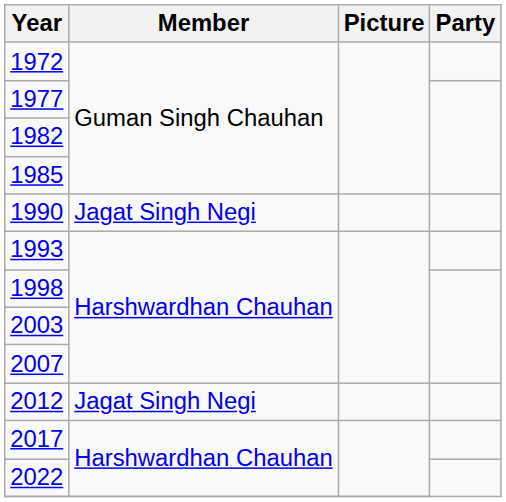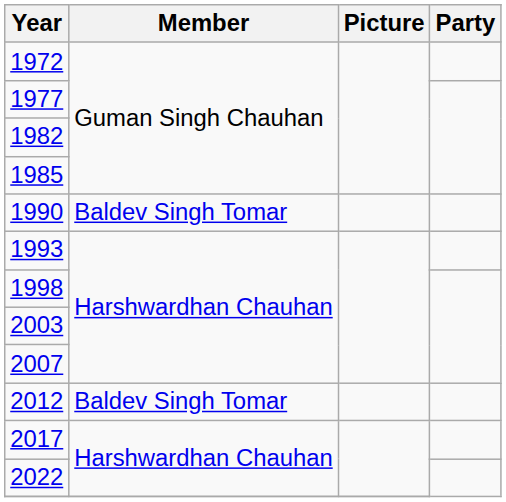(165, 212) Jagat Singh Negi -> (181, 212) Baldev Singh Tomar
(165, 401) Jagat Singh Negi -> (181, 401) Baldev Singh Tomar
